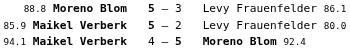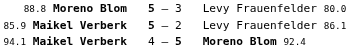(274, 8) Levy Frauenfelder 86.1 -> (274, 8) Levy Frauenfelder 80.0
(274, 25) Levy Frauenfelder 80.0 -> (274, 25) Levy Frauenfelder 86.1
